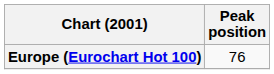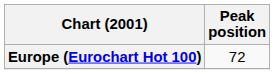(237, 56) 76 -> (237, 56) 72
